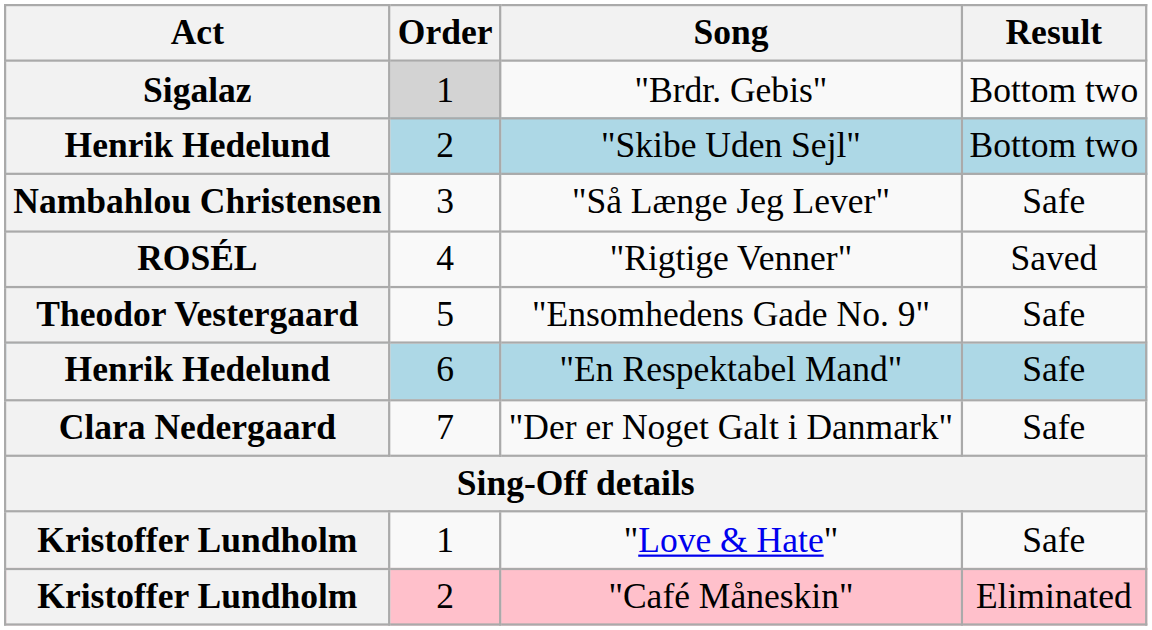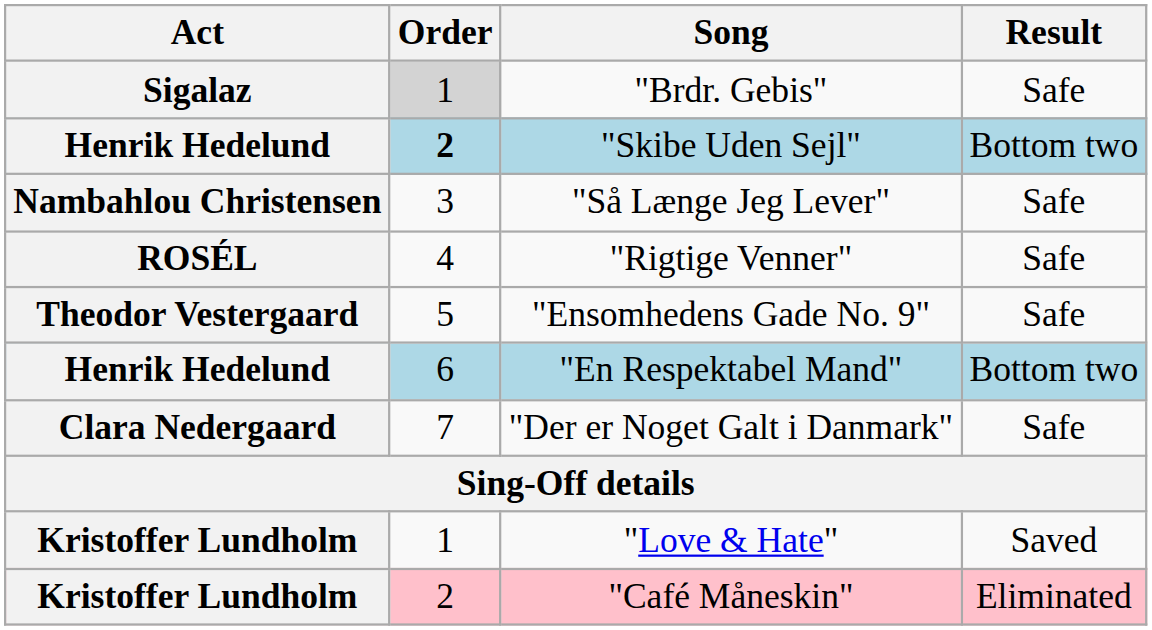(1054, 88) Bottom two -> (1054, 88) Safe
(445, 145) normal -> (445, 145) bold
(1054, 257) Saved -> (1054, 257) Safe
(1054, 370) Safe -> (1054, 370) Bottom two
(1054, 539) Safe -> (1054, 539) Saved
